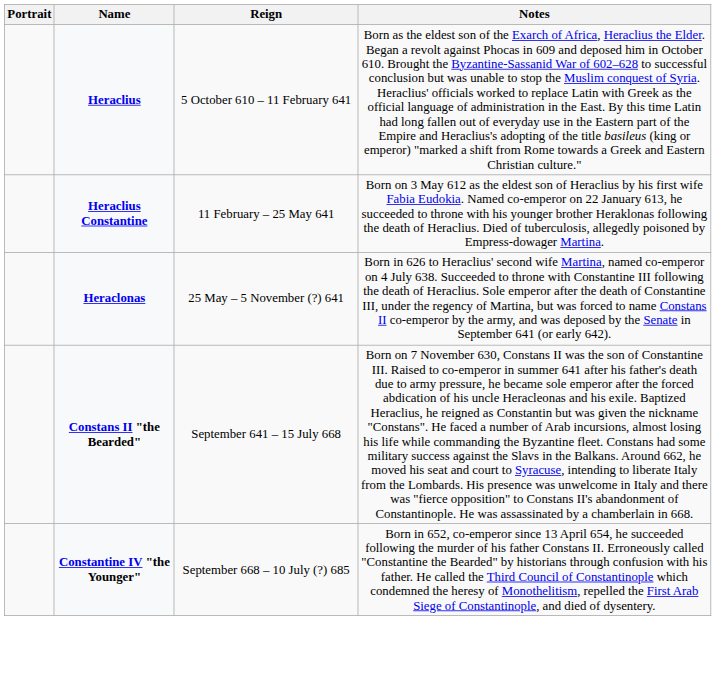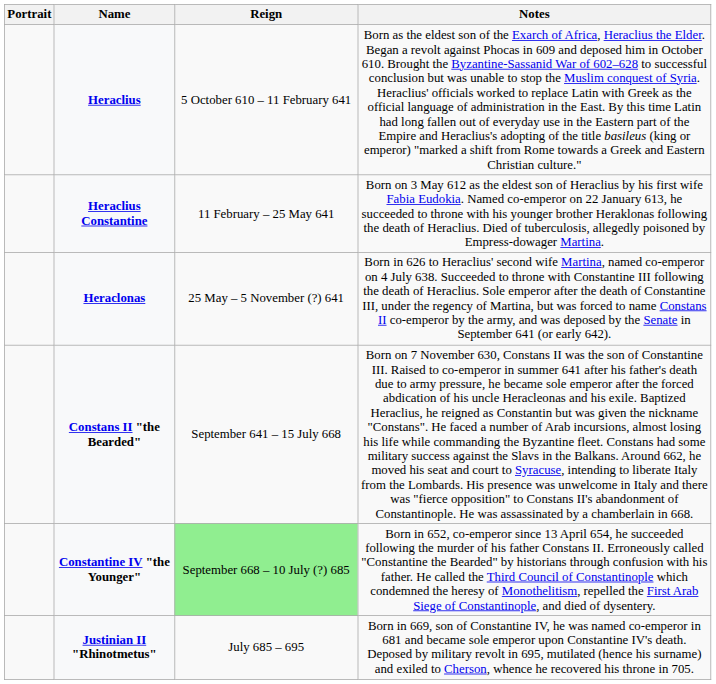(266, 569) no background -> (266, 569) lightgreen background
+ row: (114, 647)
